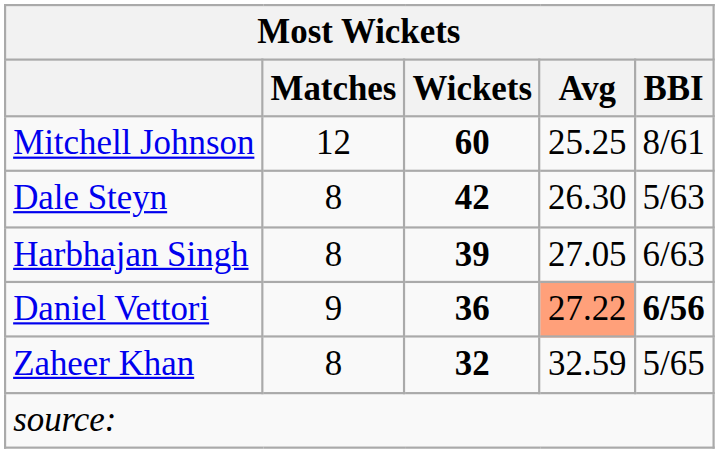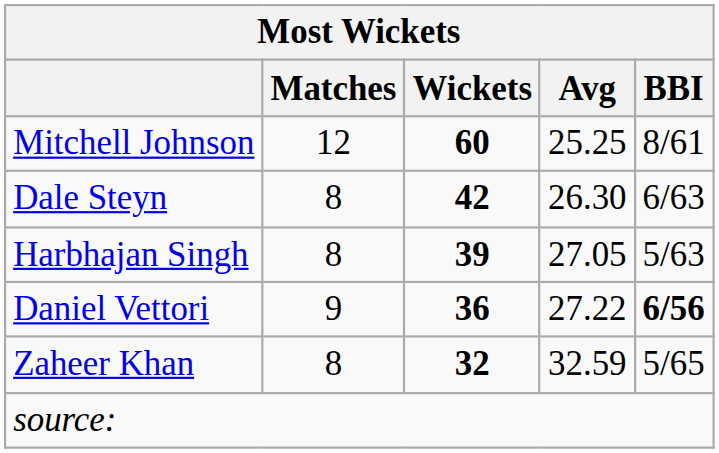(674, 198) 5/63 -> (674, 198) 6/63
(674, 253) 6/63 -> (674, 253) 5/63
(587, 308) lightsalmon background -> (587, 308) no background
